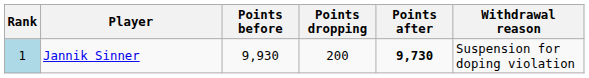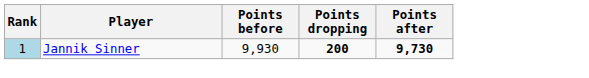- column: (519, 22)
(337, 56) normal -> (337, 49) bold
